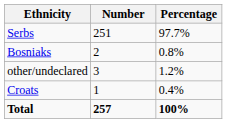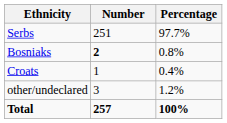(96, 52) normal -> (96, 52) bold
rows swapped: (23, 90) <-> (47, 71)
